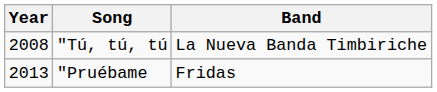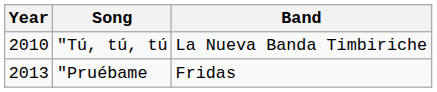(29, 46) 2008 -> (29, 46) 2010
